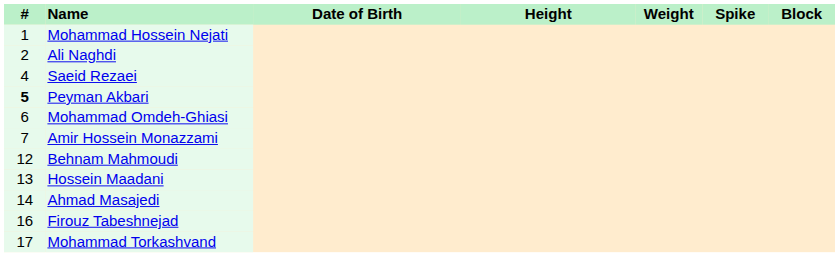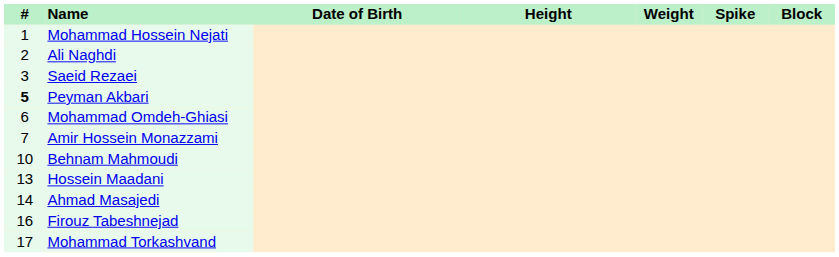(25, 76) 4 -> (25, 76) 3
(25, 159) 12 -> (25, 159) 10
